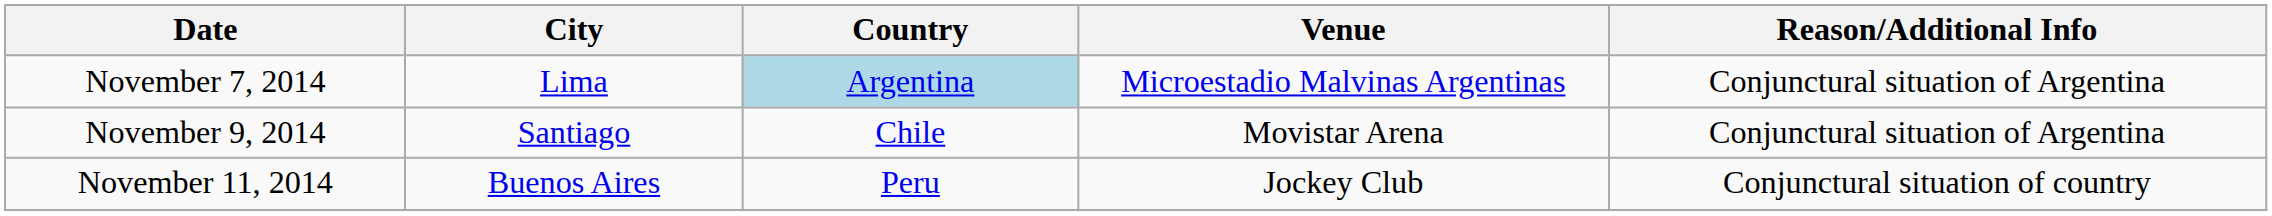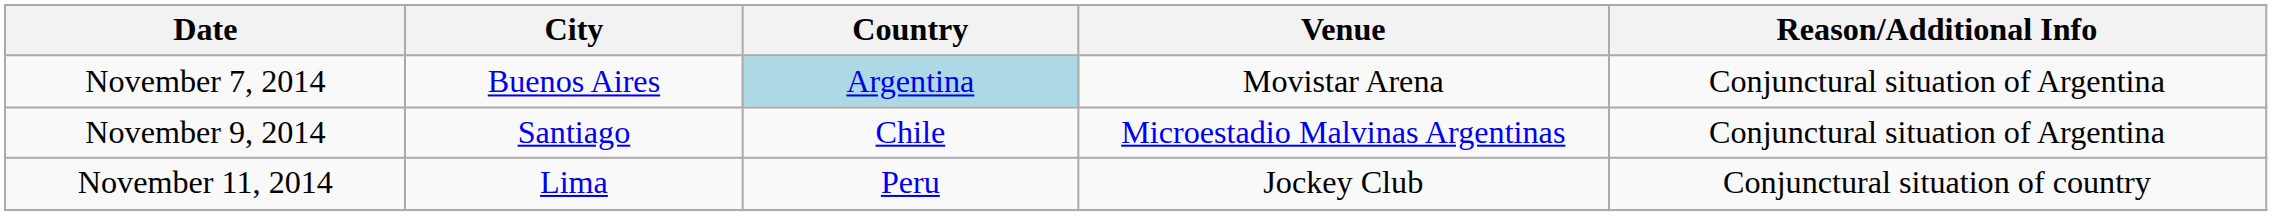(574, 81) Lima -> (574, 81) Buenos Aires
(1343, 81) Microestadio Malvinas Argentinas -> (1343, 81) Movistar Arena
(1343, 132) Movistar Arena -> (1343, 132) Microestadio Malvinas Argentinas
(574, 183) Buenos Aires -> (574, 183) Lima
